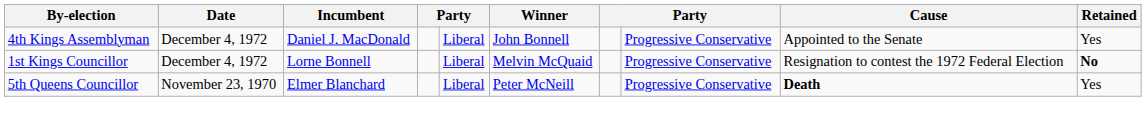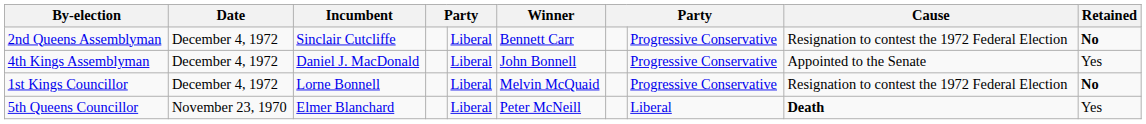+ row: (85, 38)
(698, 84) Progressive Conservative -> (651, 107) Liberal
